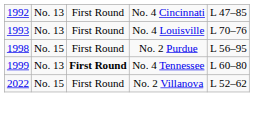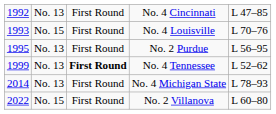(49, 30) No. 13 -> (49, 30) No. 15
(18, 48) 1998 -> (18, 48) 1995
(49, 48) No. 15 -> (49, 48) No. 13
(228, 65) L 60–80 -> (250, 65) L 52–62
+ row: (179, 83)
(228, 83) L 52–62 -> (250, 100) L 60–80
